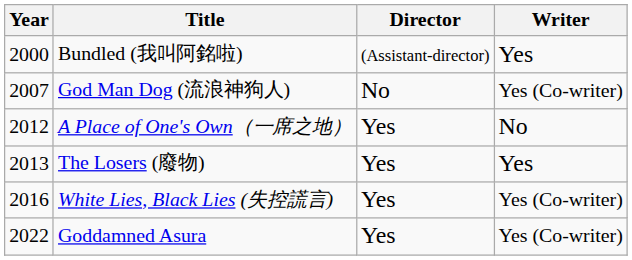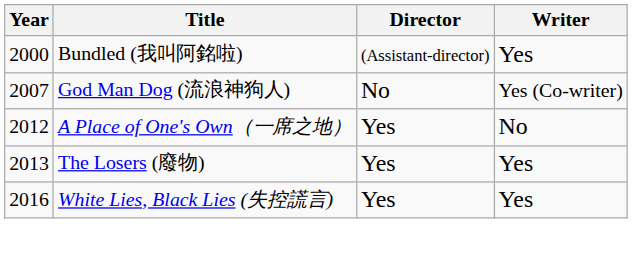(561, 199) Yes (Co-writer) -> (516, 199) Yes
- row: (132, 236)
